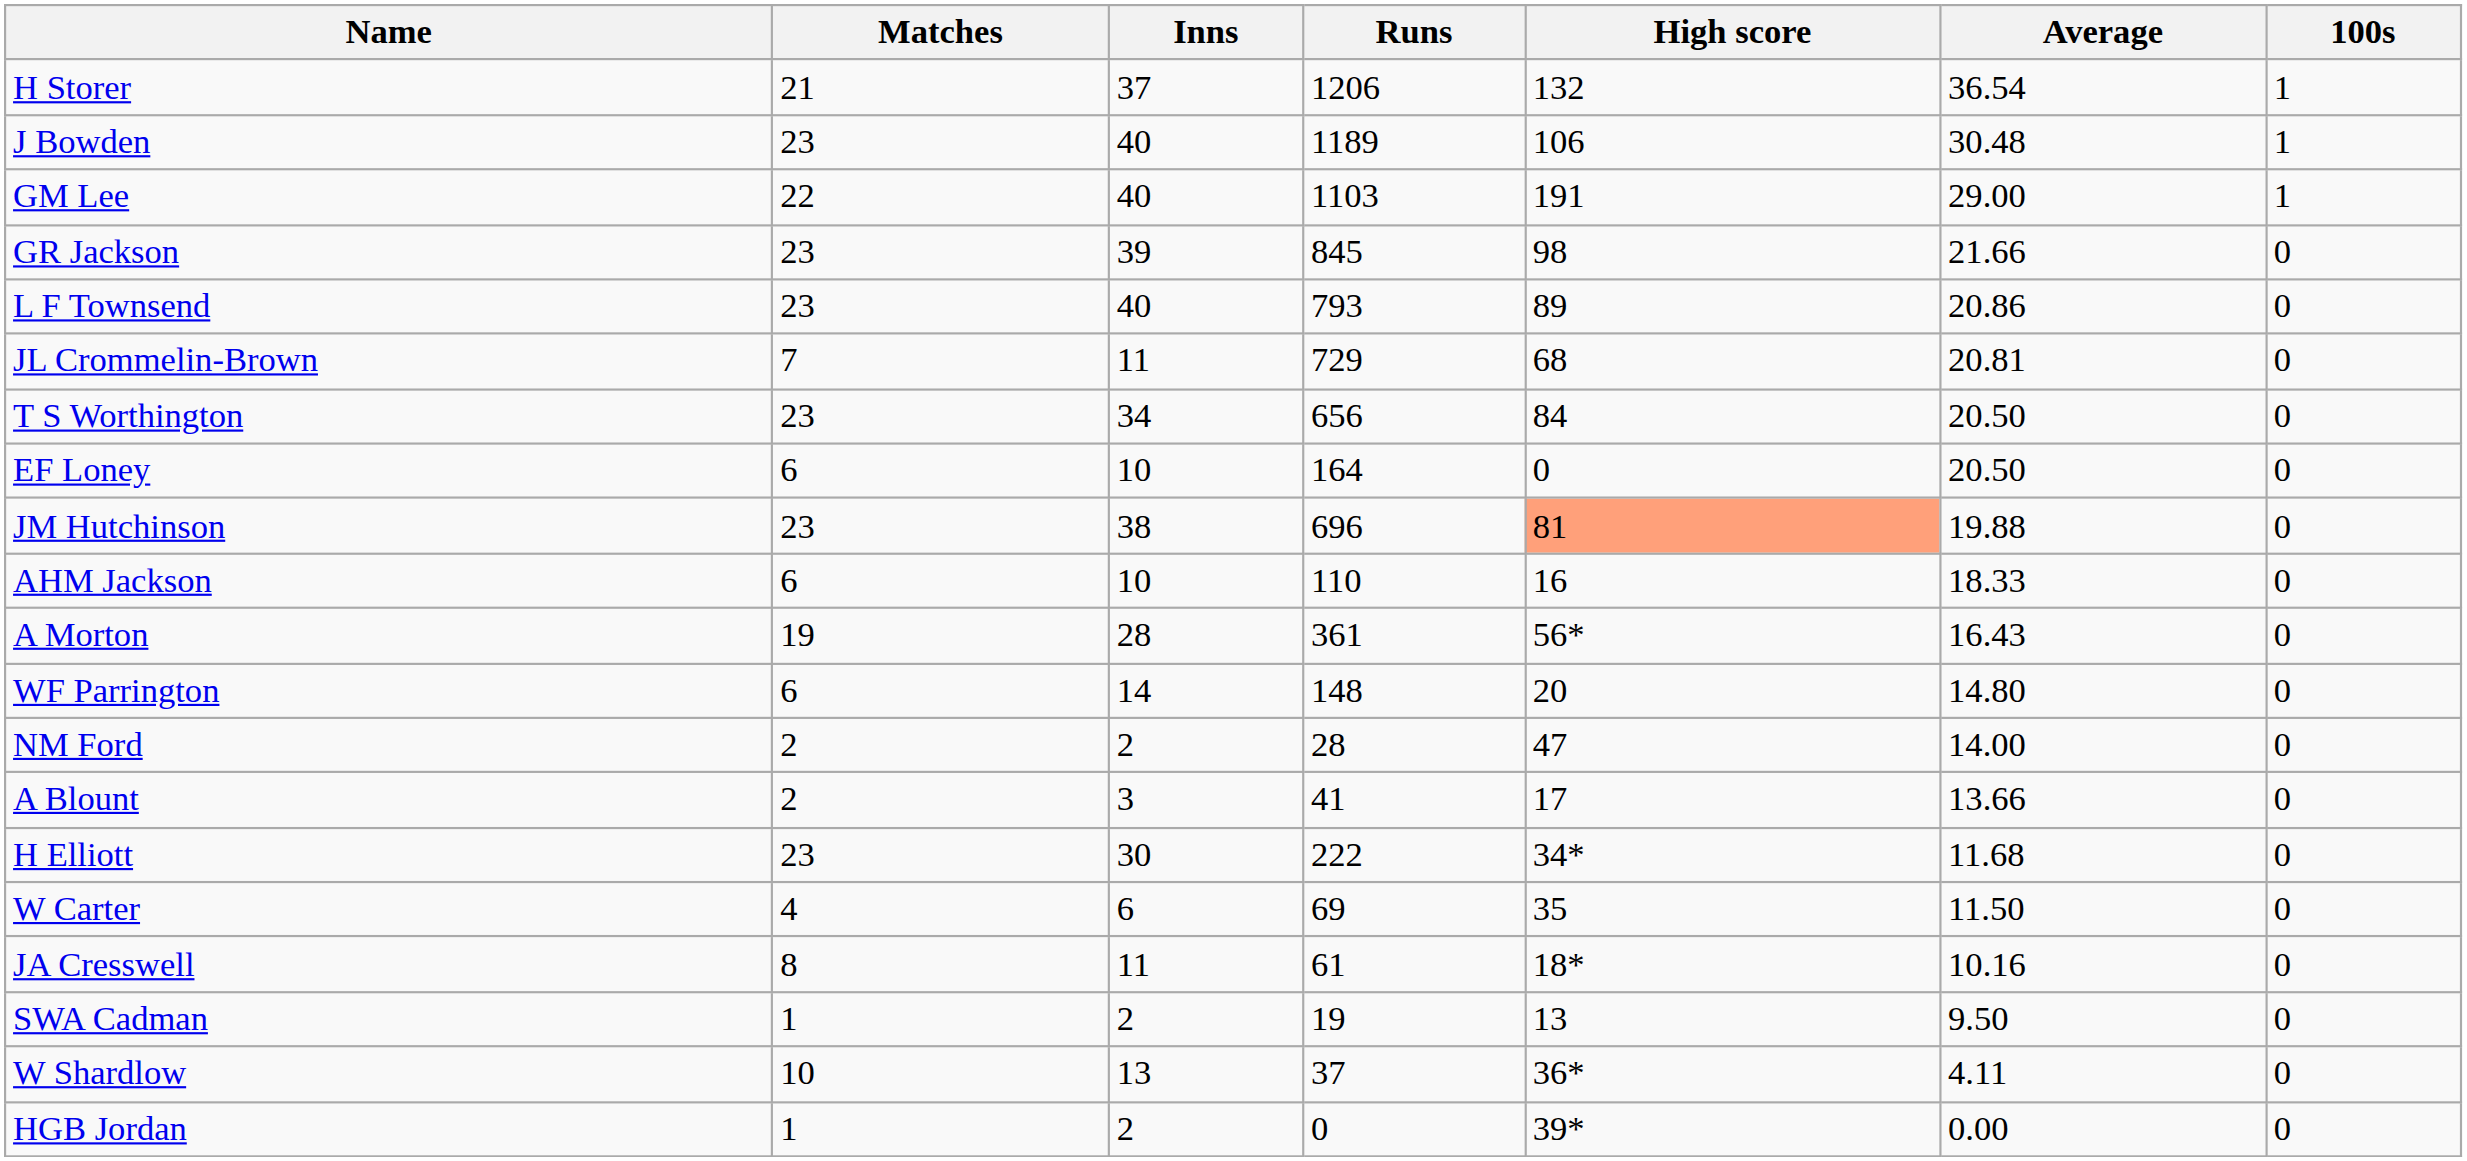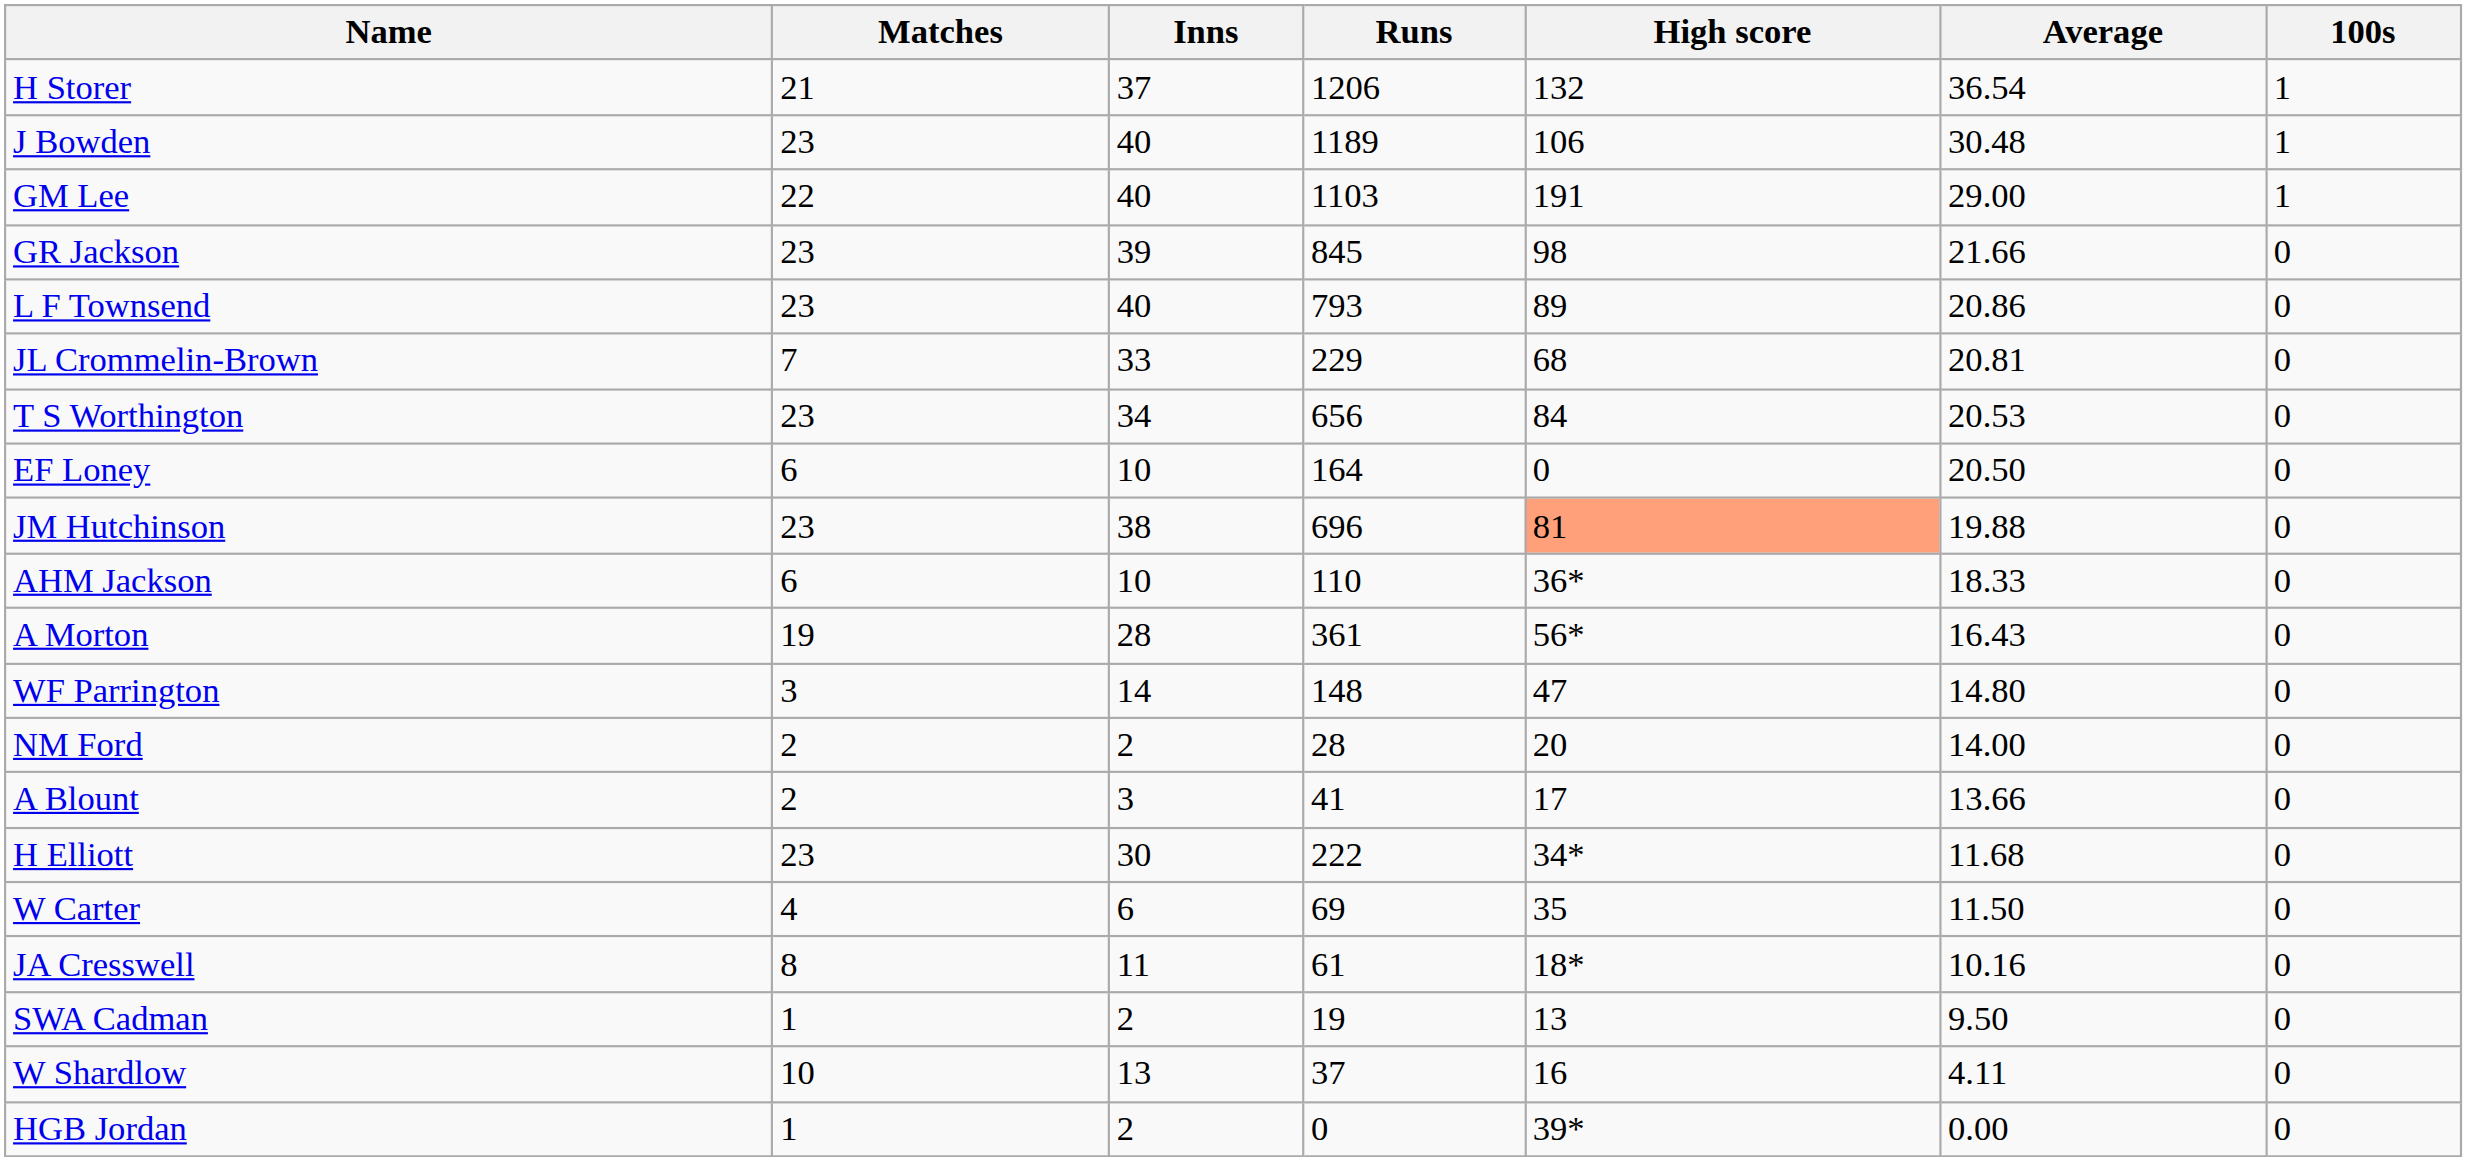(1133, 360) 11 -> (1134, 360) 33
(1337, 360) 729 -> (1337, 360) 229
(1987, 415) 20.50 -> (1987, 415) 20.53
(1550, 580) 16 -> (1559, 580) 36*
(789, 689) 6 -> (789, 689) 3
(1550, 689) 20 -> (1550, 689) 47
(1550, 744) 47 -> (1550, 744) 20
(1559, 1073) 36* -> (1550, 1073) 16
